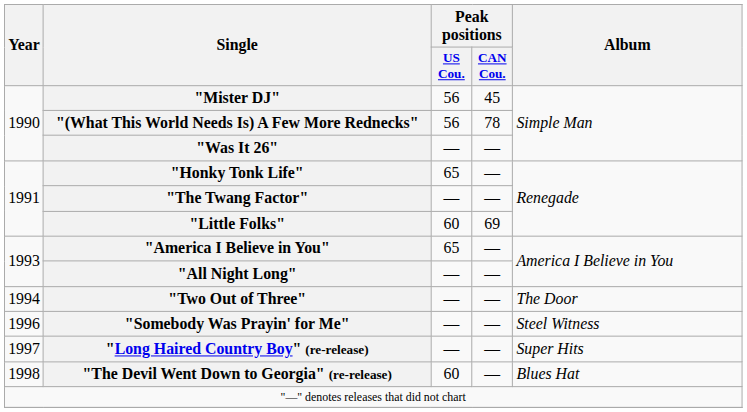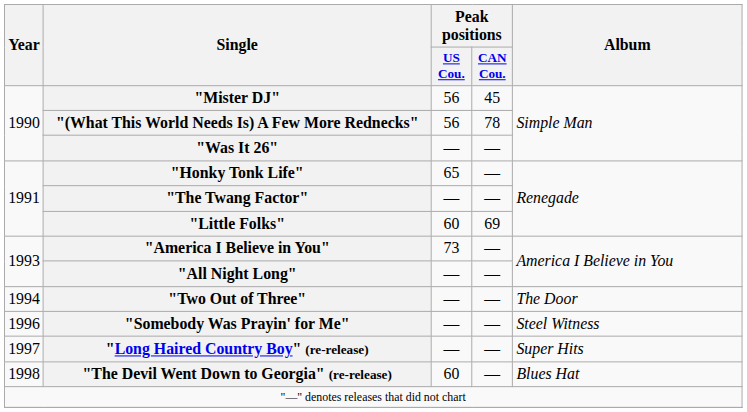(451, 248) 65 -> (451, 248) 73
